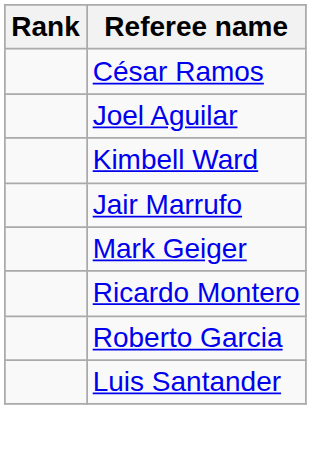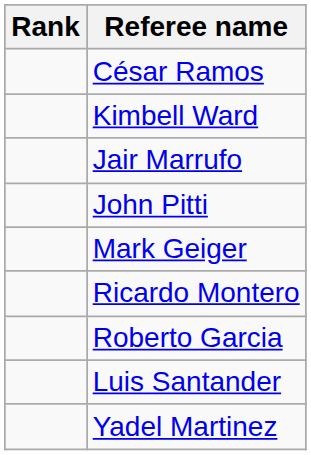- row: (165, 115)
+ row: (150, 204)
+ row: (185, 426)
